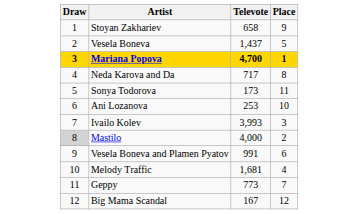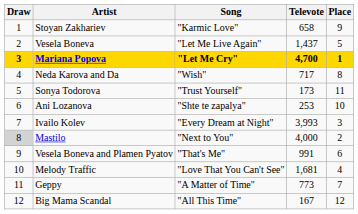+ column: (231, 12)
